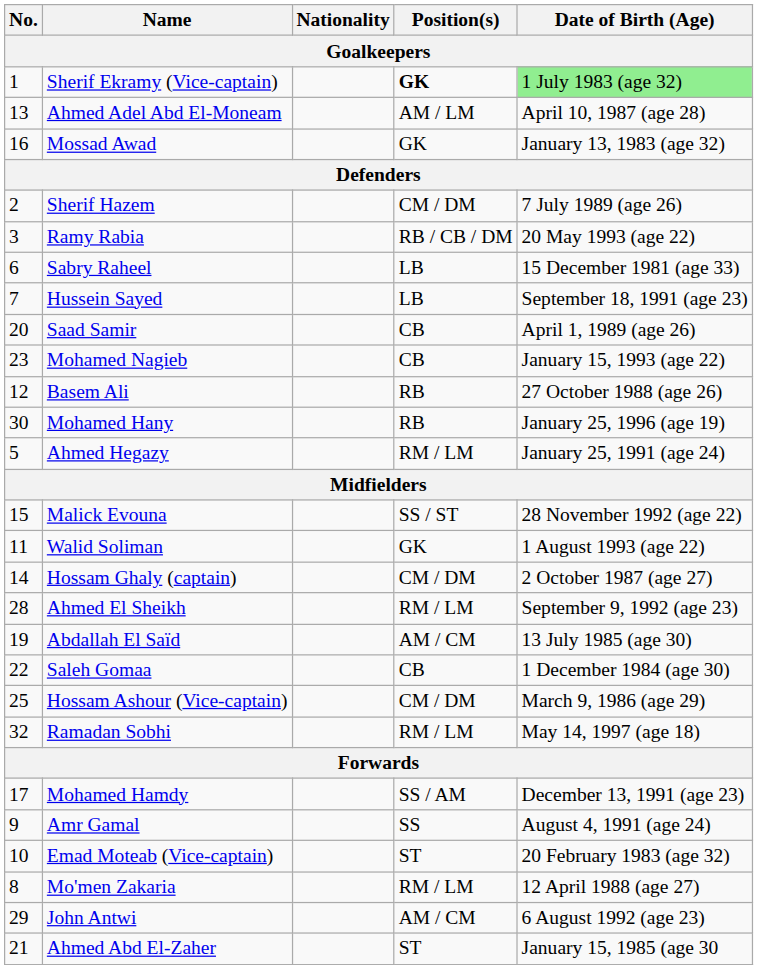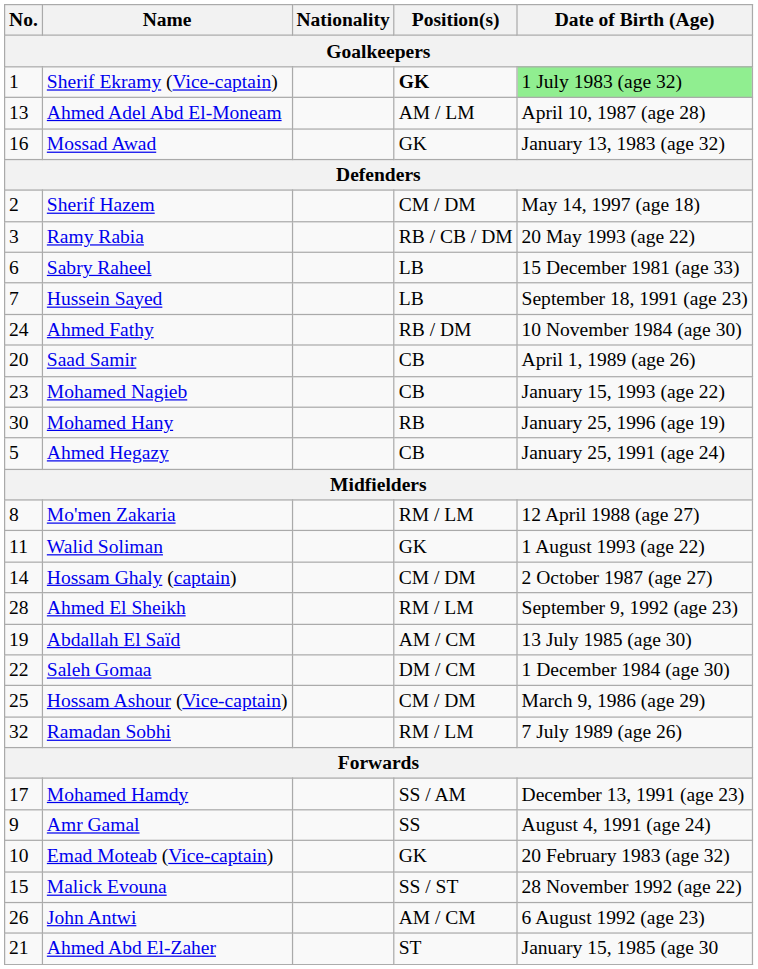(602, 205) 7 July 1989 (age 26) -> (611, 205) May 14, 1997 (age 18)
+ row: (100, 329)
- row: (88, 391)
(436, 453) RM / LM -> (412, 453) CB
rows swapped: (111, 886) <-> (107, 515)
(412, 670) CB -> (437, 670) DM / CM
(611, 732) May 14, 1997 (age 18) -> (602, 732) 7 July 1989 (age 26)
(410, 855) ST -> (413, 855) GK
(19, 917) 29 -> (19, 917) 26
